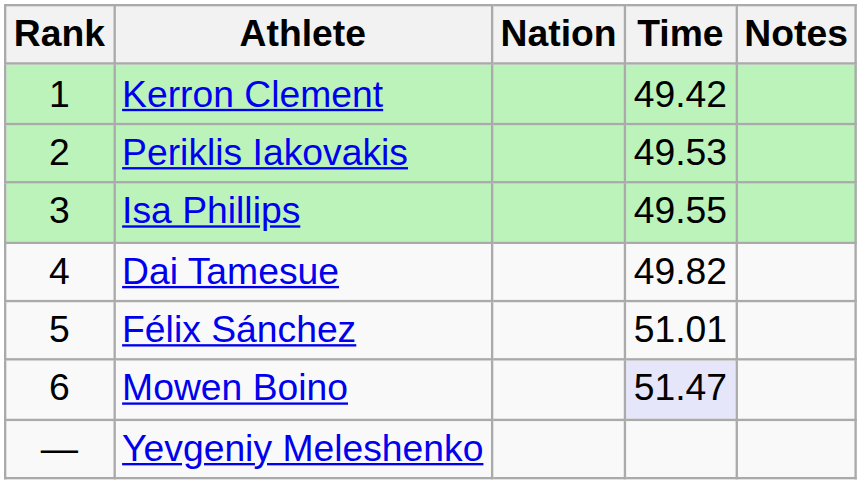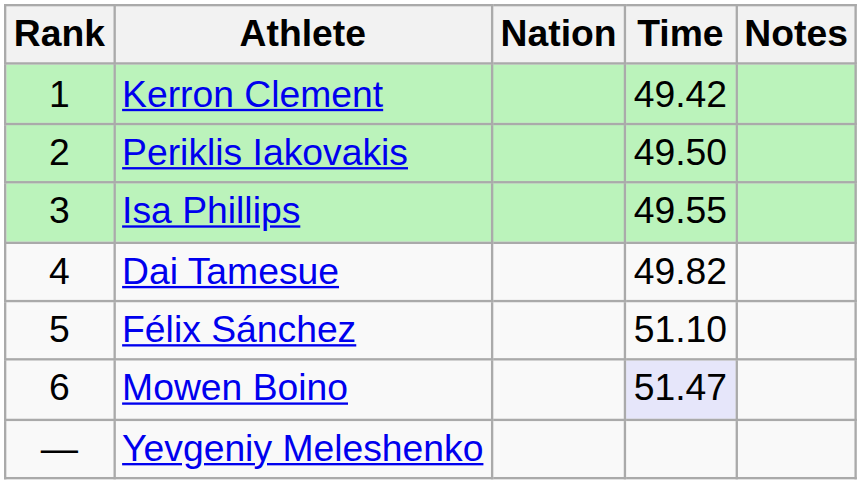(680, 152) 49.53 -> (680, 152) 49.50
(680, 329) 51.01 -> (680, 329) 51.10
